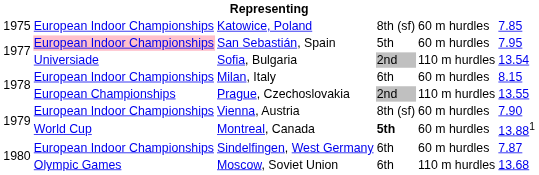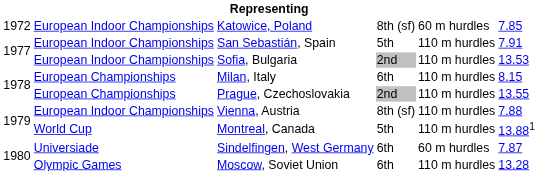(17, 26) 1975 -> (17, 26) 1972
(124, 43) pink background -> (124, 43) no background
(454, 43) 60 m hurdles -> (457, 43) 110 m hurdles
(510, 43) 7.95 -> (510, 43) 7.91
(66, 60) Universiade -> (124, 60) European Indoor Championships
(514, 60) 13.54 -> (514, 60) 13.53
(124, 77) European Indoor Championships -> (105, 77) European Championships
(454, 77) 60 m hurdles -> (457, 77) 110 m hurdles
(454, 110) 60 m hurdles -> (457, 110) 110 m hurdles
(510, 110) 7.90 -> (510, 110) 7.88
(386, 129) bold -> (385, 129) normal
(454, 129) 60 m hurdles -> (457, 129) 110 m hurdles
(124, 148) European Indoor Championships -> (66, 148) Universiade
(514, 165) 13.68 -> (514, 165) 13.28
